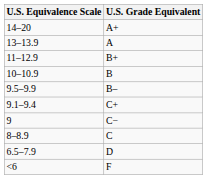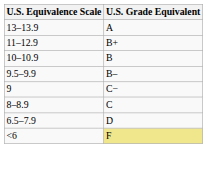- row: (19, 27)
- row: (21, 105)
(109, 167) no background -> (109, 136) khaki background
